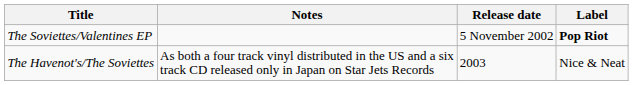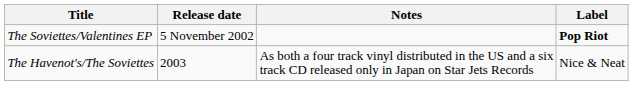columns swapped: (507, 14) <-> (307, 14)
